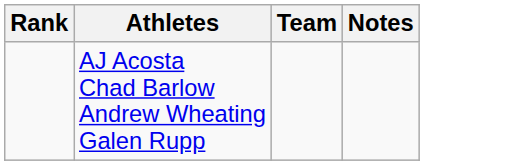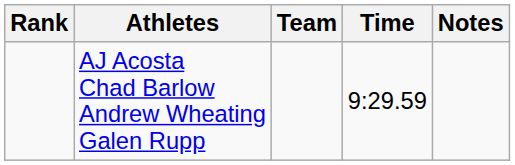+ column: (387, 23)
